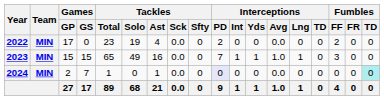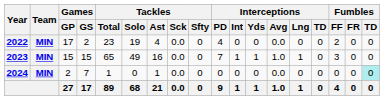(86, 42) 0 -> (86, 42) 2
(220, 42) 2 -> (220, 42) 4
(220, 73) lavender background -> (220, 73) no background
